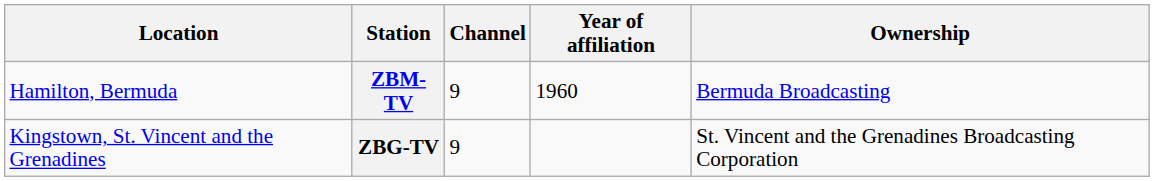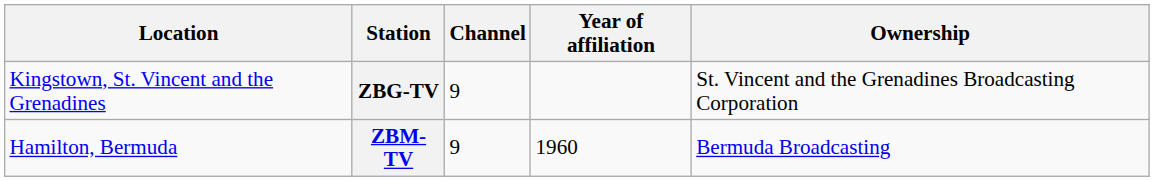rows swapped: (399, 90) <-> (399, 147)
